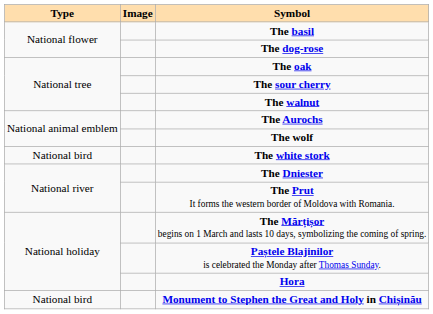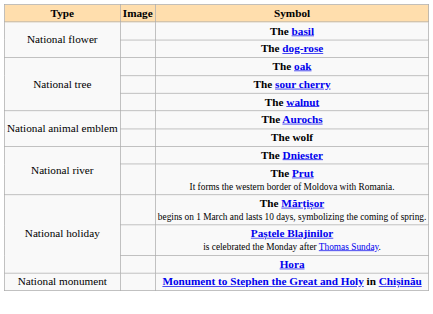- row: (292, 155)
(62, 299) National bird -> (62, 282) National monument
